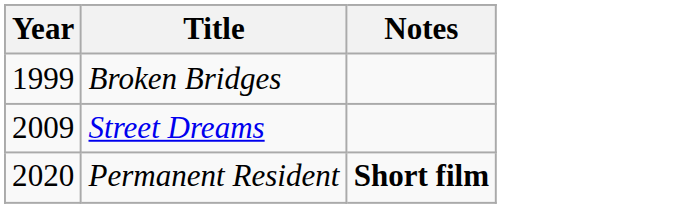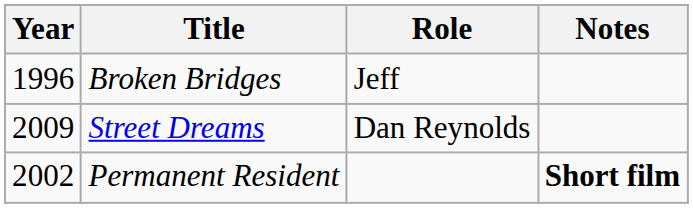+ column: (442, 29)
(43, 78) 1999 -> (43, 78) 1996
(43, 176) 2020 -> (43, 176) 2002
